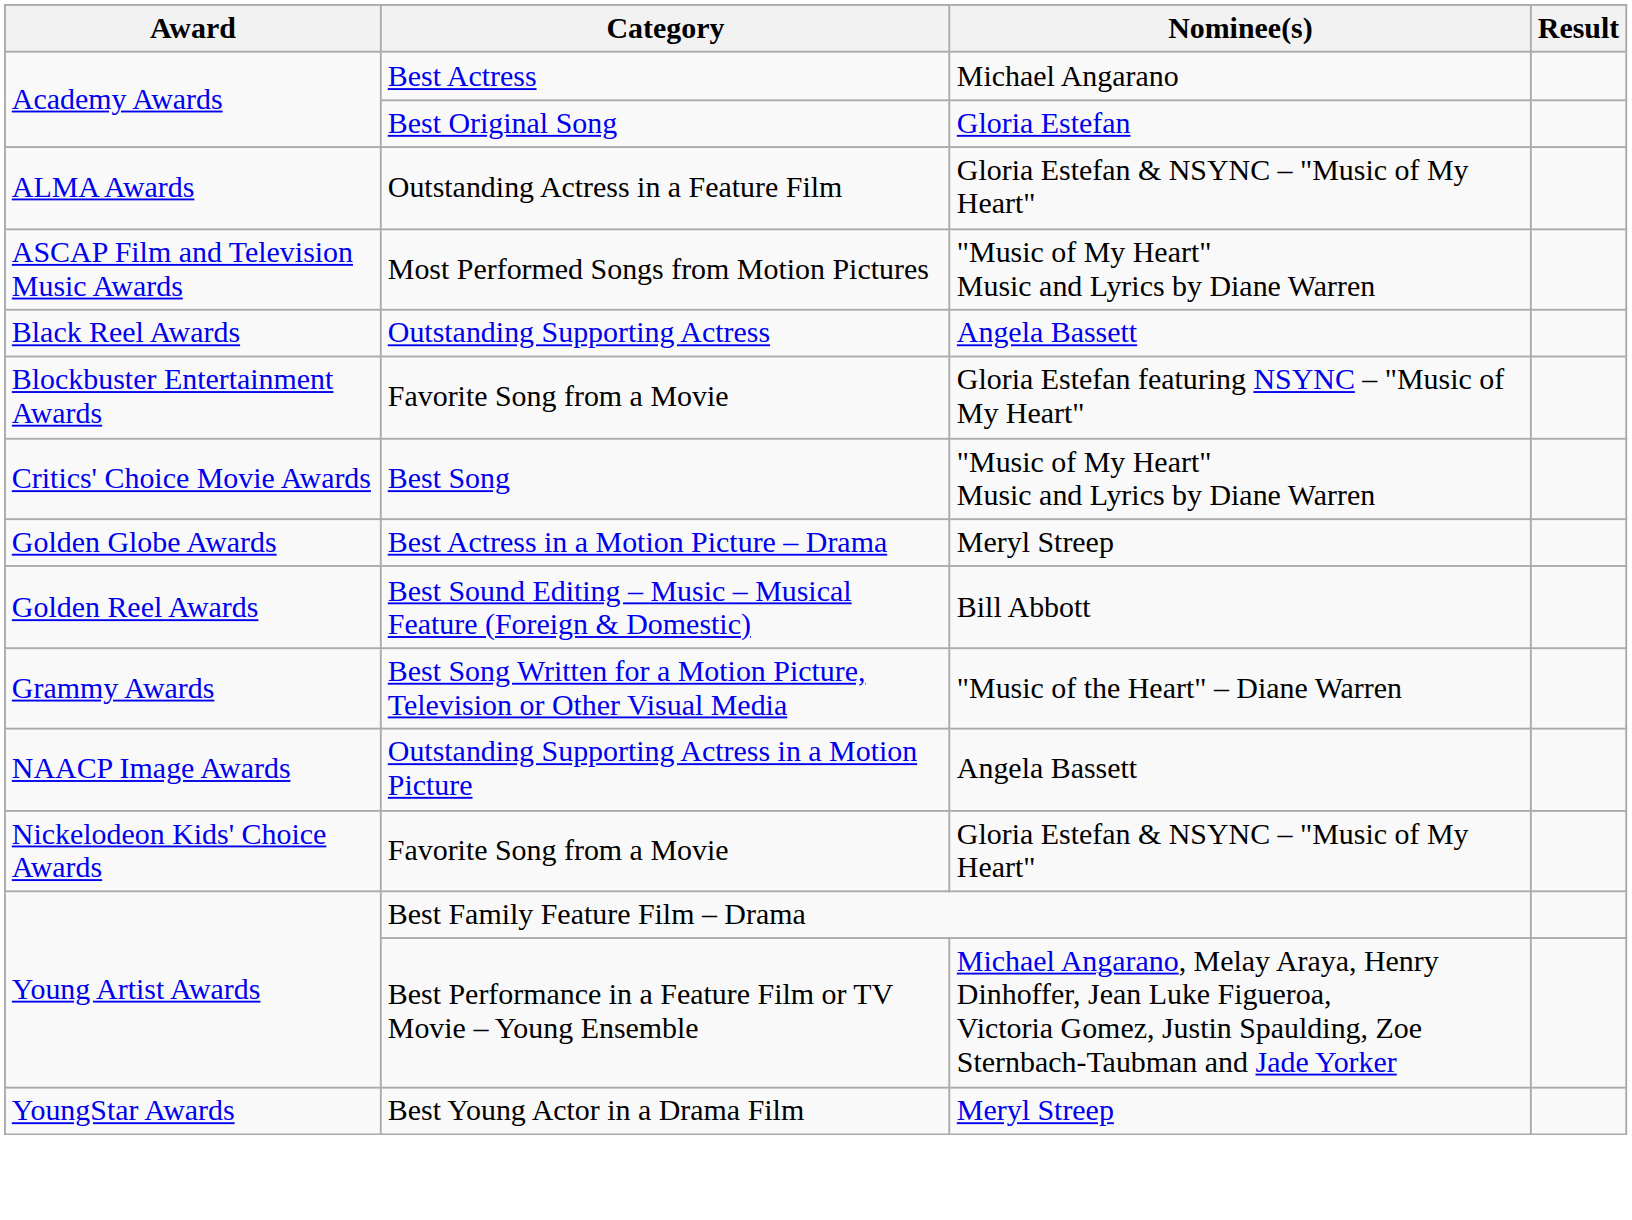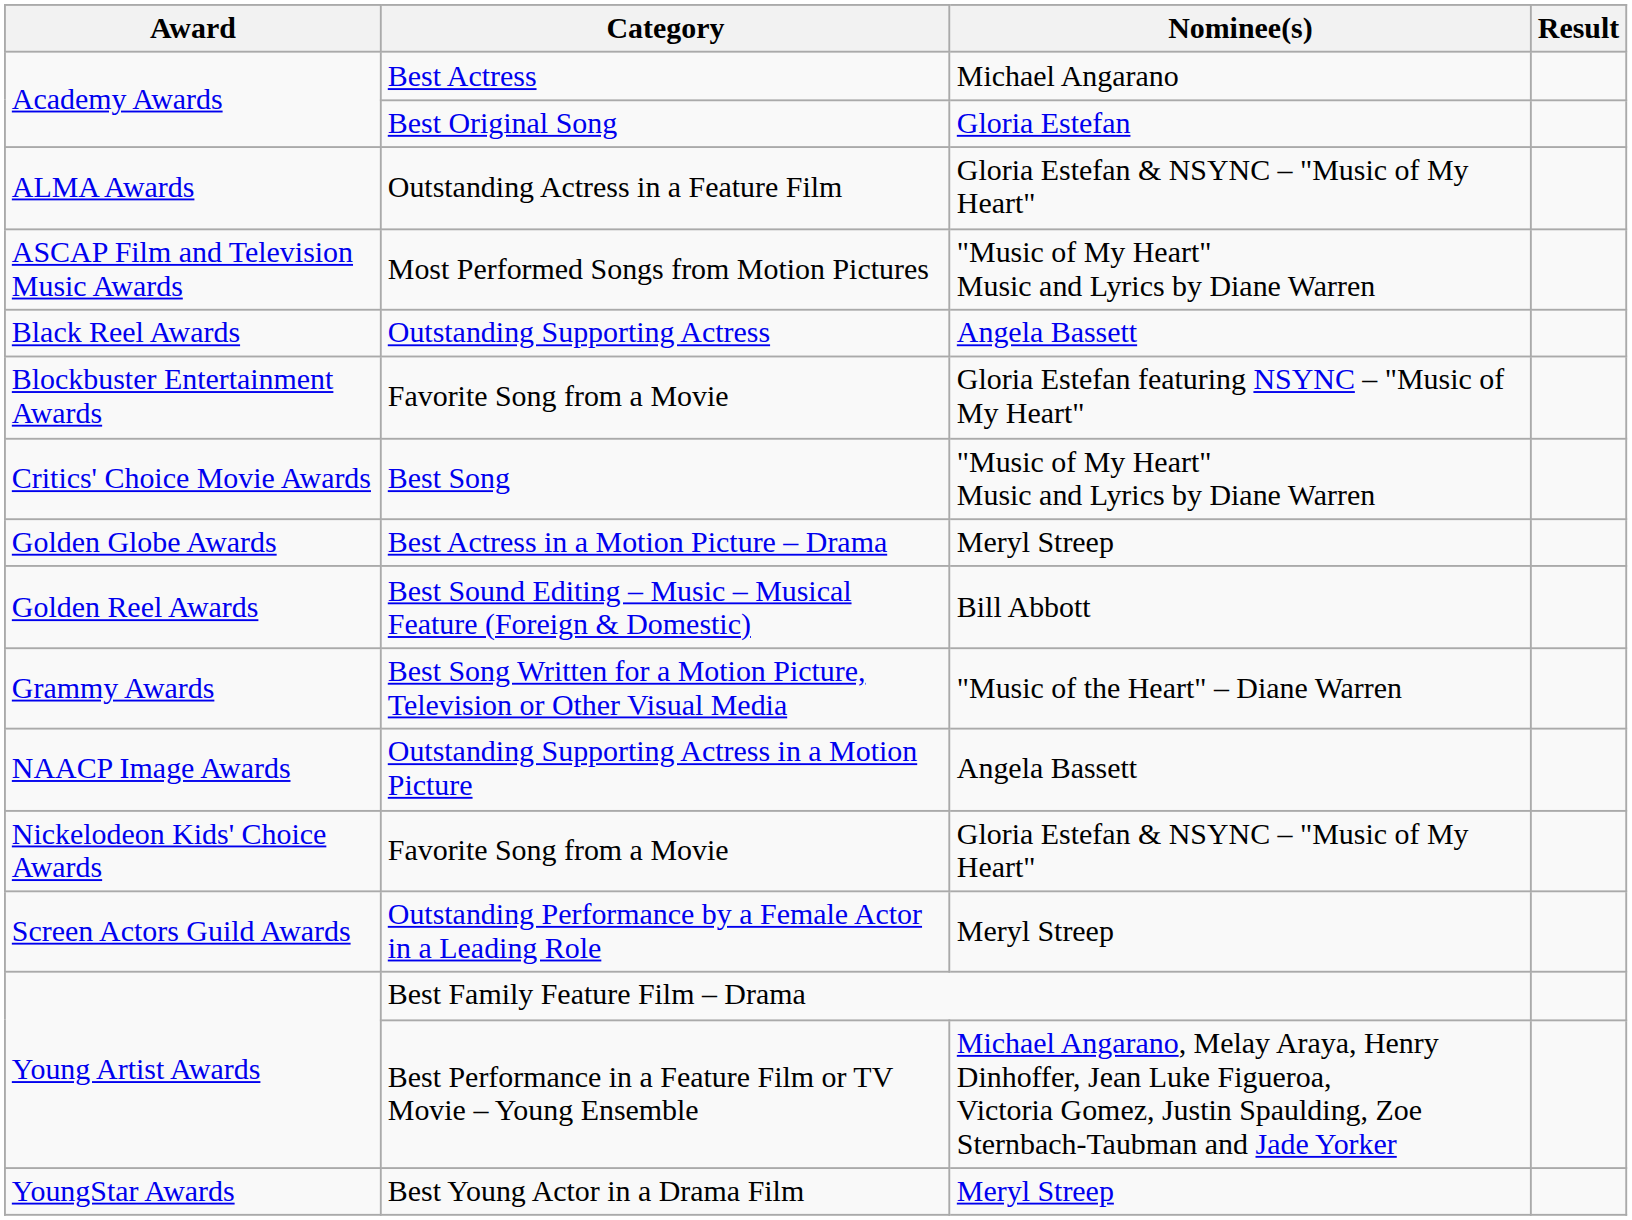+ row: (181, 931)
